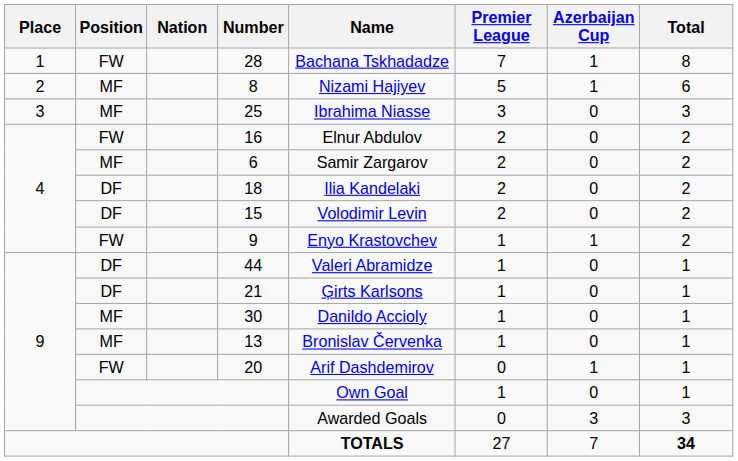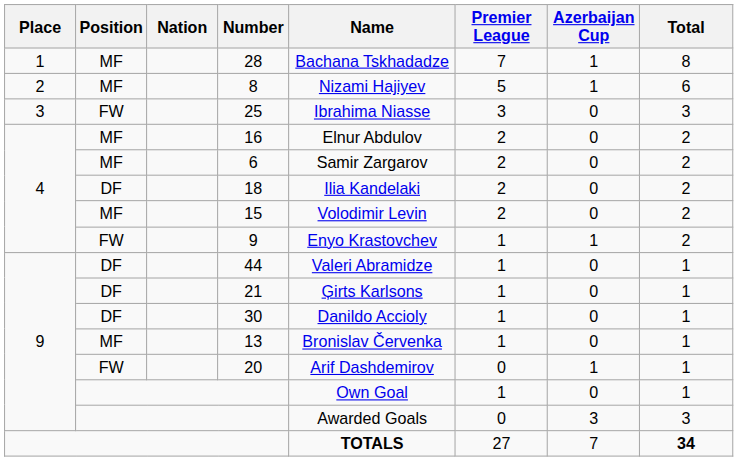(111, 61) FW -> (111, 61) MF
(111, 112) MF -> (111, 112) FW
(111, 138) FW -> (111, 138) MF
(111, 214) DF -> (111, 214) MF
(111, 316) MF -> (111, 316) DF
